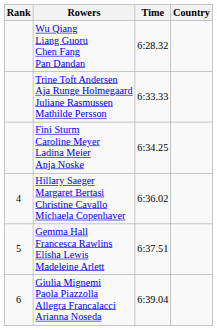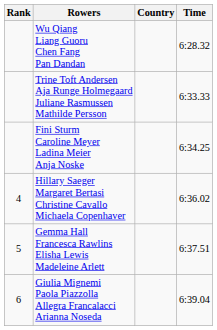columns swapped: (191, 12) <-> (153, 12)
